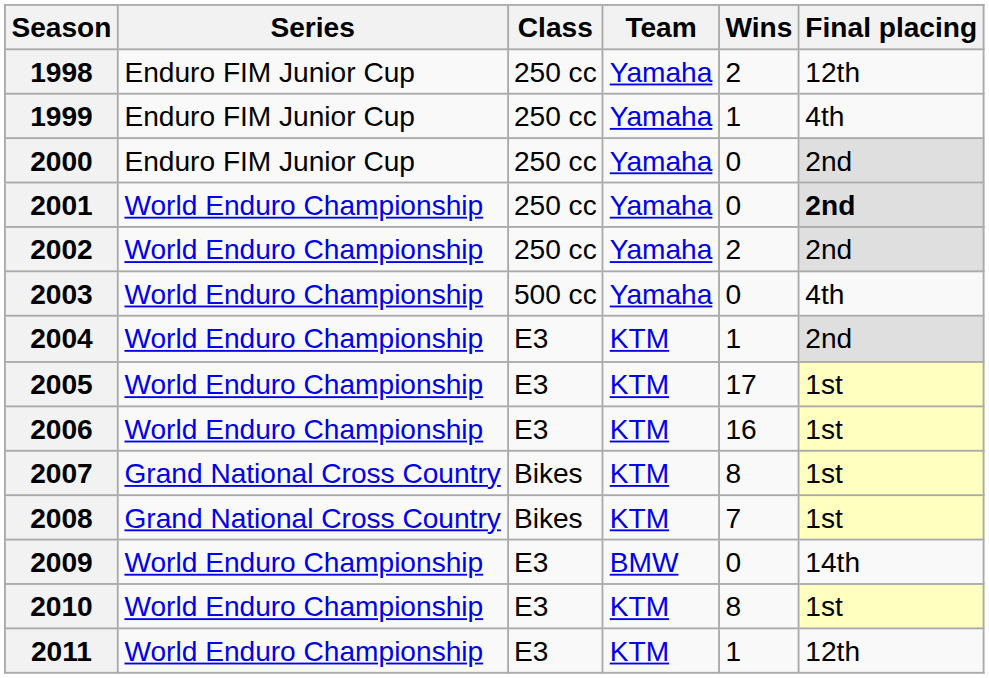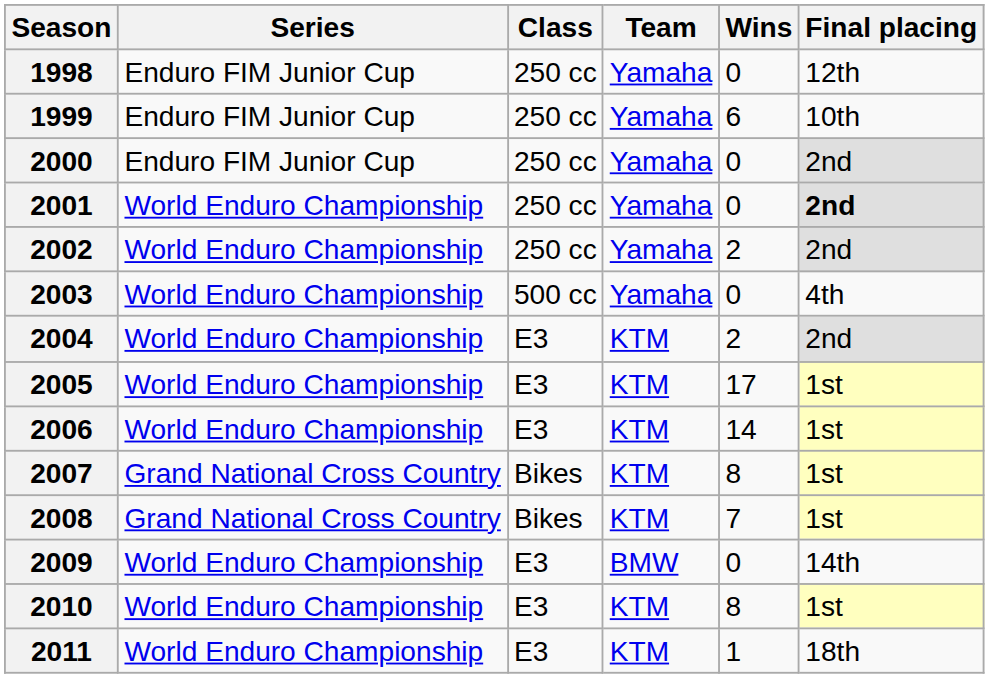(733, 72) 2 -> (733, 72) 0
(733, 116) 1 -> (733, 116) 6
(825, 116) 4th -> (833, 116) 10th
(733, 339) 1 -> (733, 339) 2
(741, 428) 16 -> (741, 428) 14
(833, 651) 12th -> (833, 651) 18th
